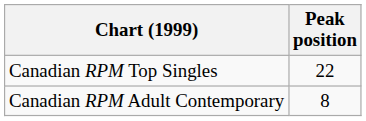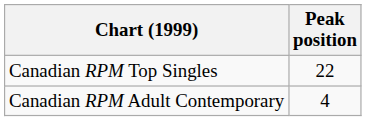(325, 100) 8 -> (325, 100) 4
